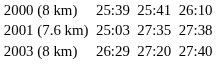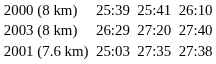rows swapped: (46, 30) <-> (41, 51)
